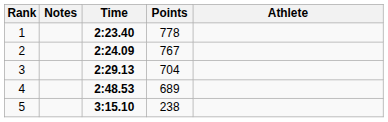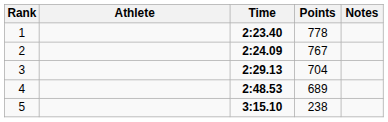columns swapped: (288, 13) <-> (61, 13)
